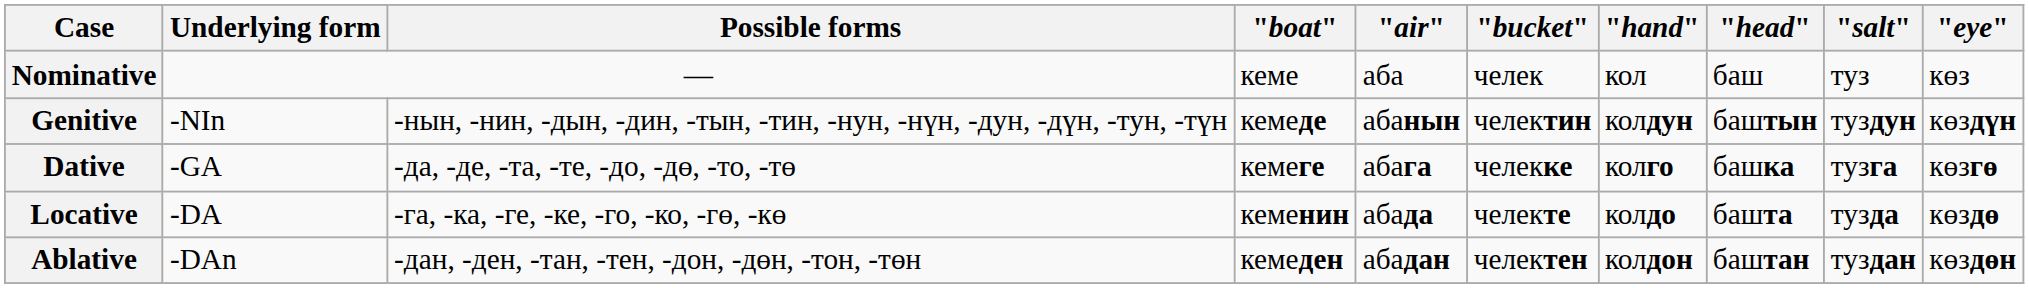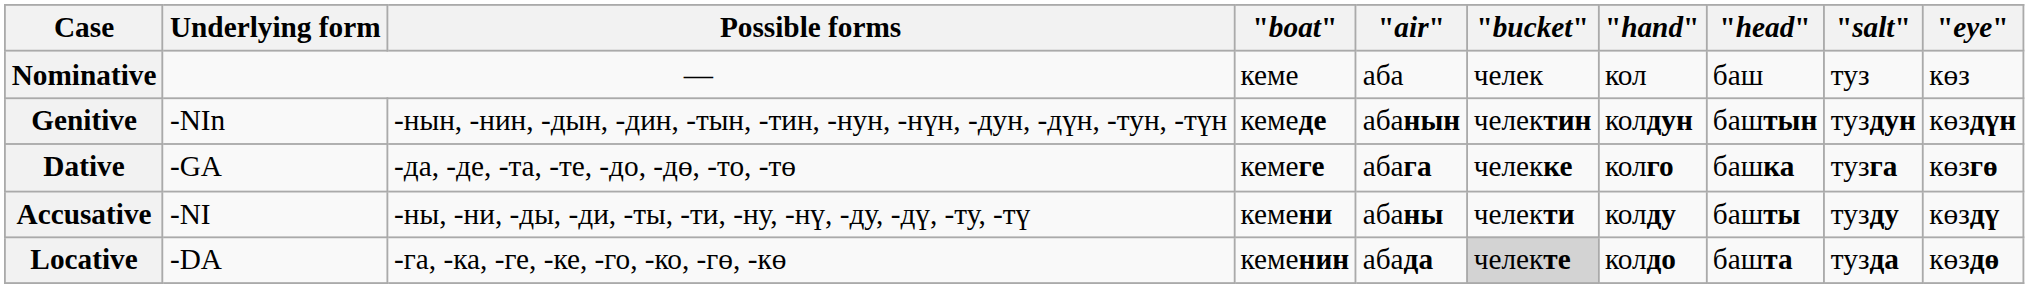+ row: (84, 213)
(1522, 213) no background -> (1522, 259) lightgrey background
- row: (84, 259)
